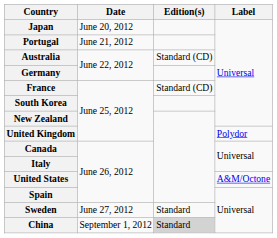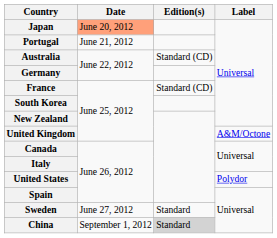(106, 27) no background -> (106, 27) lightsalmon background
(232, 133) Polydor -> (244, 133) A&M/Octone
(244, 179) A&M/Octone -> (232, 179) Polydor
